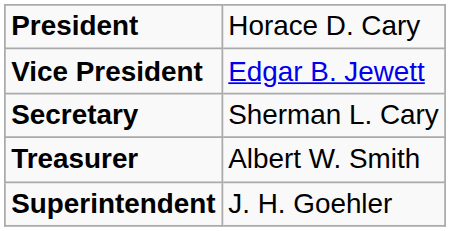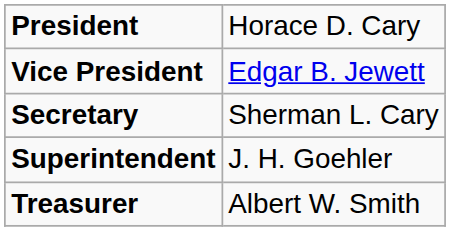rows swapped: (75, 159) <-> (113, 203)
